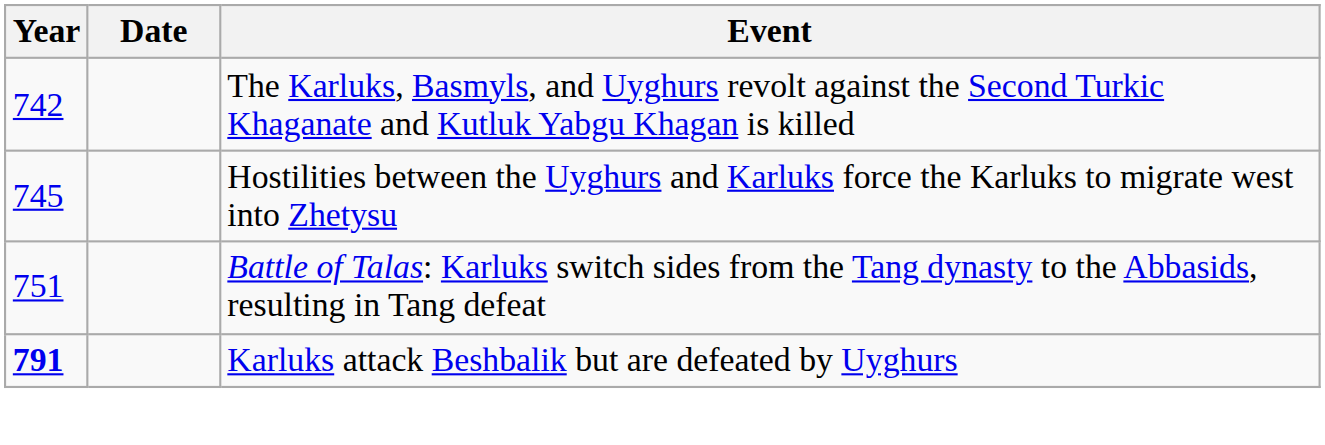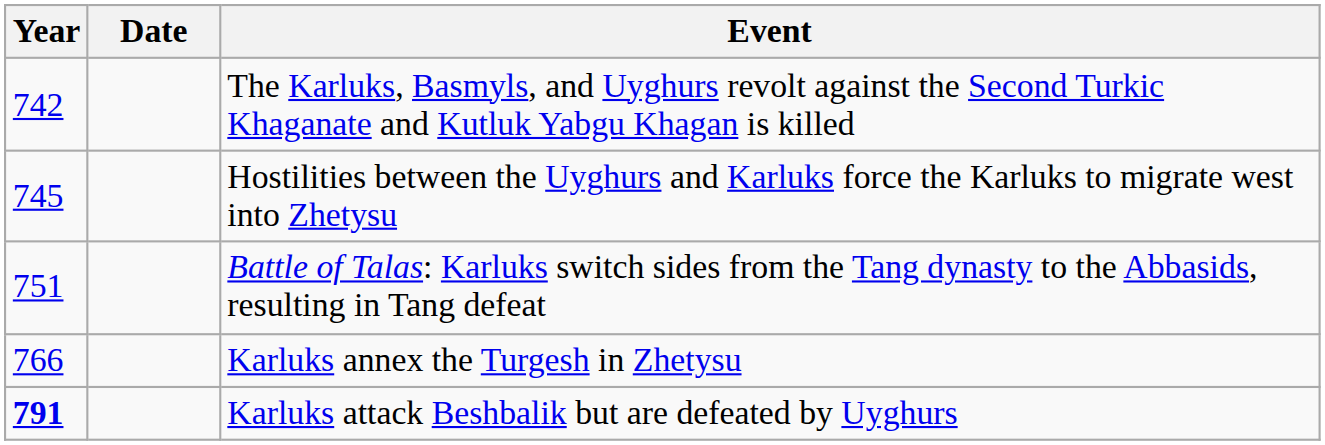+ row: (484, 359)
